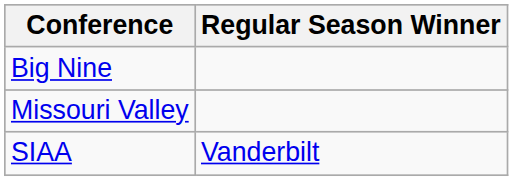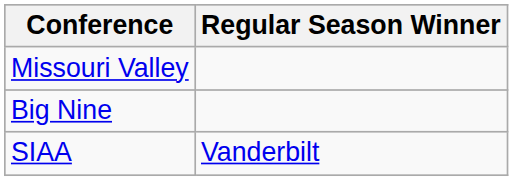rows swapped: (61, 68) <-> (100, 110)
